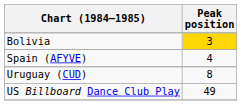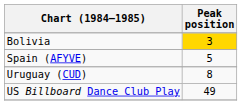(210, 58) 4 -> (210, 58) 5
